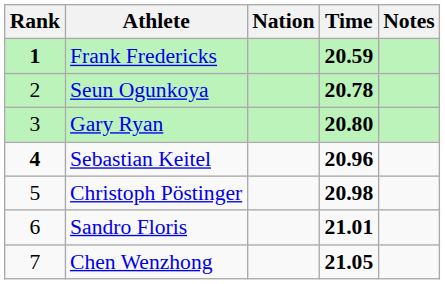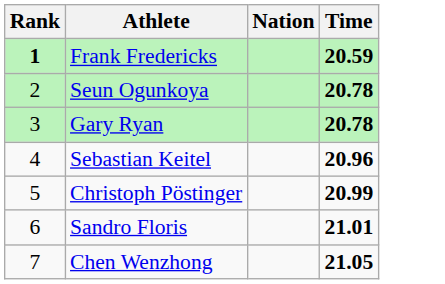- column: (409, 21)
(349, 124) 20.80 -> (349, 124) 20.78
(35, 158) bold -> (35, 158) normal
(349, 192) 20.98 -> (349, 192) 20.99
